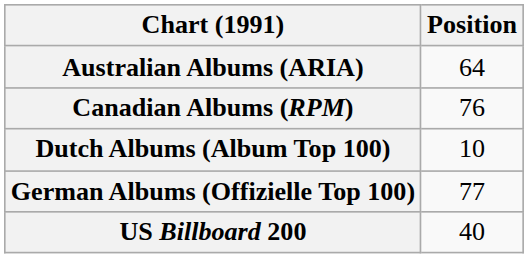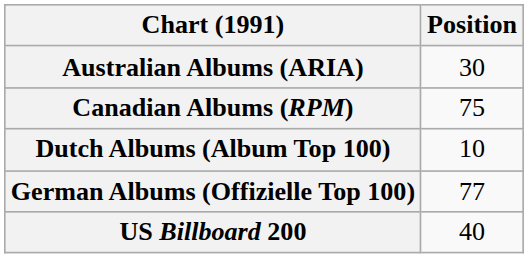(472, 66) 64 -> (472, 66) 30
(472, 107) 76 -> (472, 107) 75
